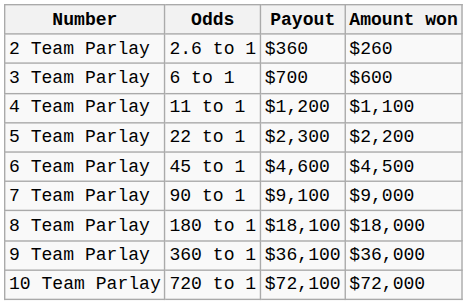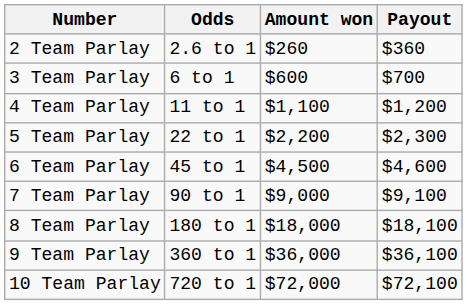columns swapped: (404, 19) <-> (303, 19)
